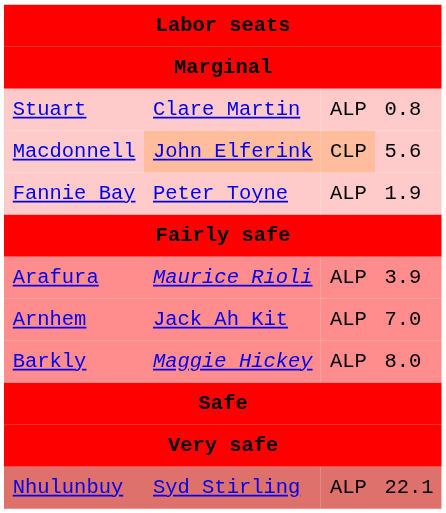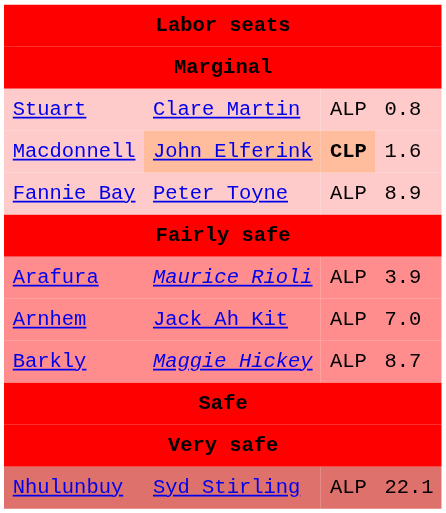(348, 151) normal -> (348, 151) bold
(403, 151) 5.6 -> (403, 151) 1.6
(403, 193) 1.9 -> (403, 193) 8.9
(403, 361) 8.0 -> (403, 361) 8.7
